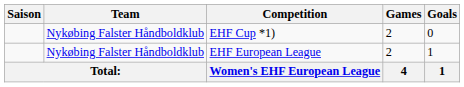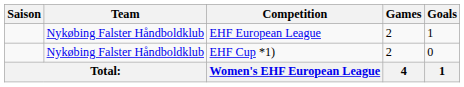rows swapped: (242, 33) <-> (265, 52)
